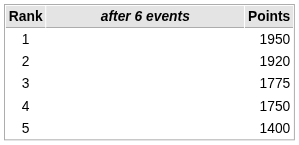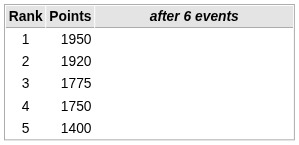columns swapped: (145, 16) <-> (269, 16)
